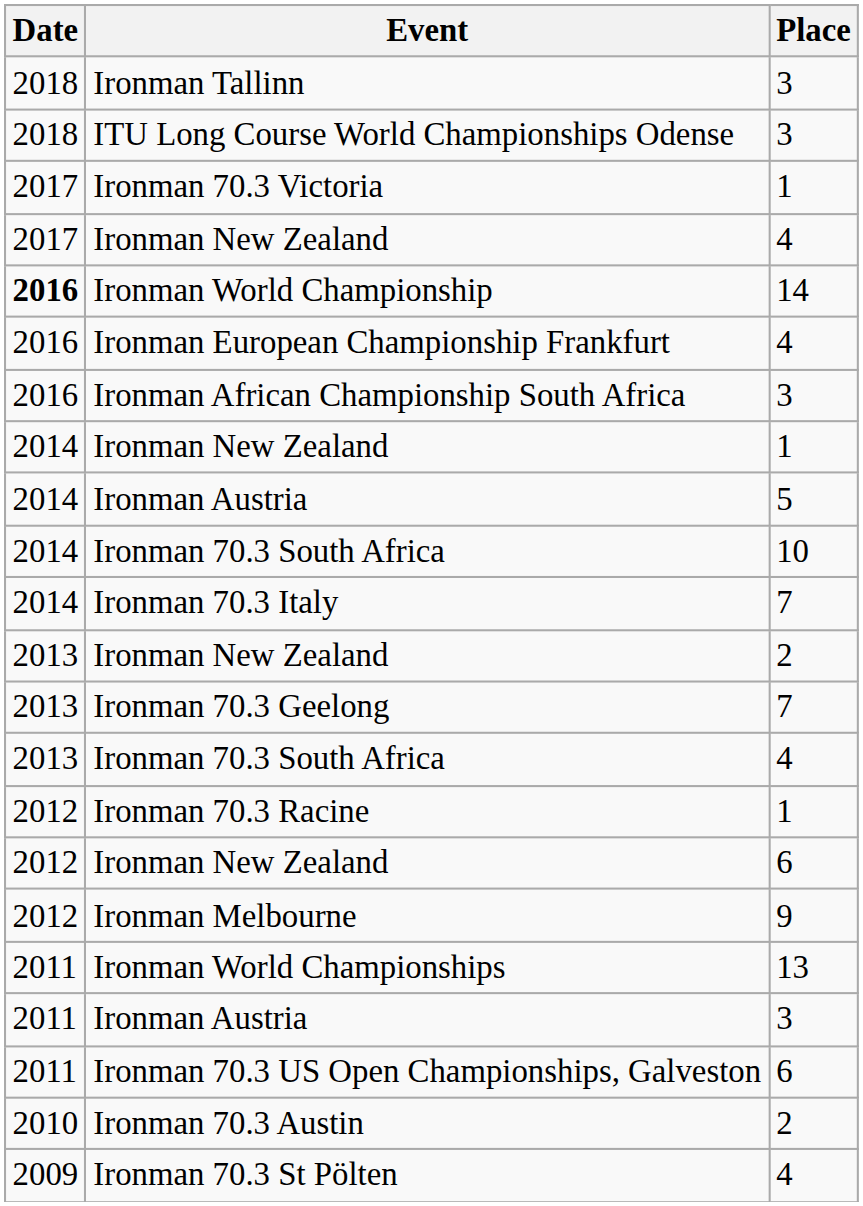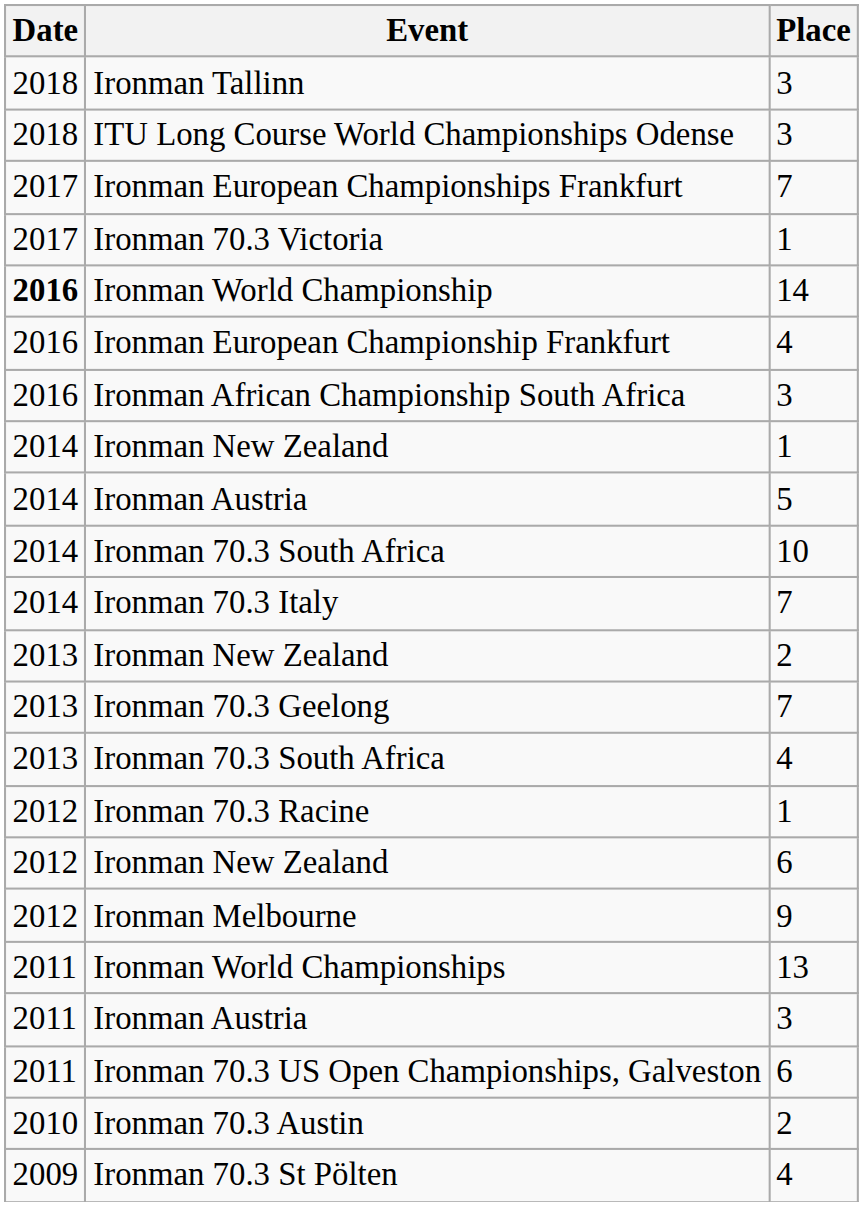+ row: (388, 186)
- row: (241, 238)
